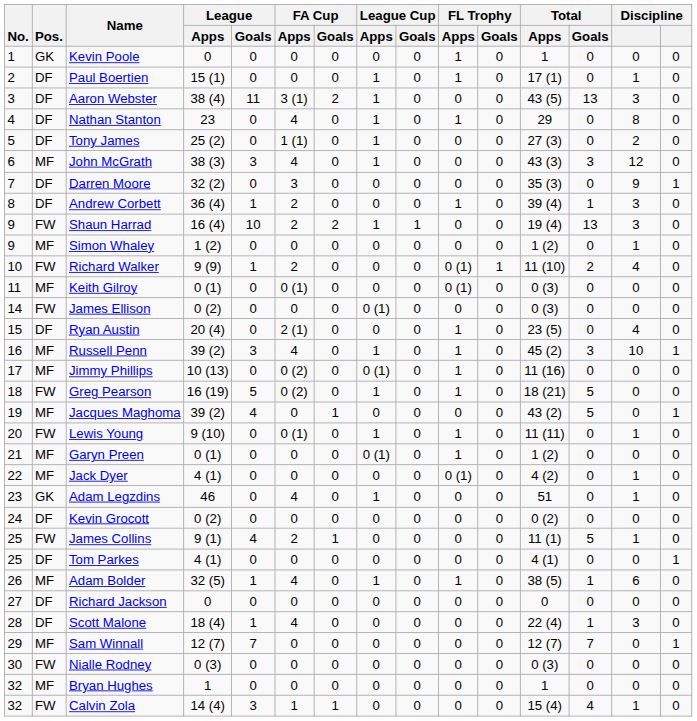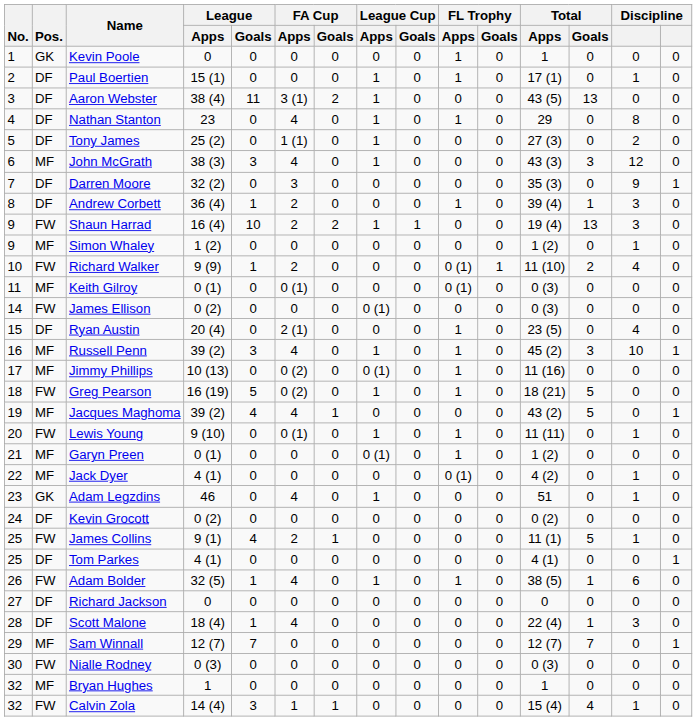(636, 99) 3 -> (636, 99) 0
(294, 413) 0 -> (294, 413) 4
(44, 580) MF -> (45, 580) FW
